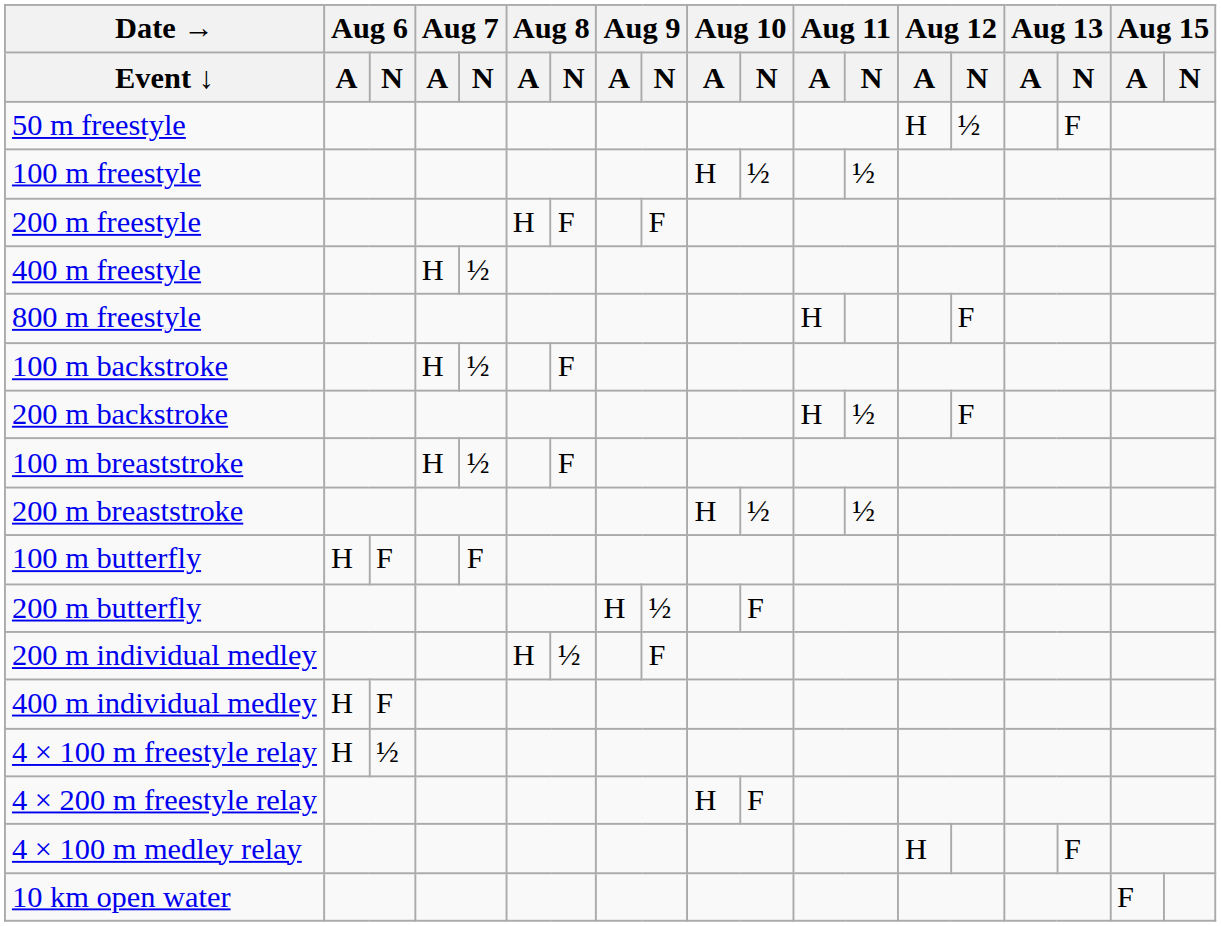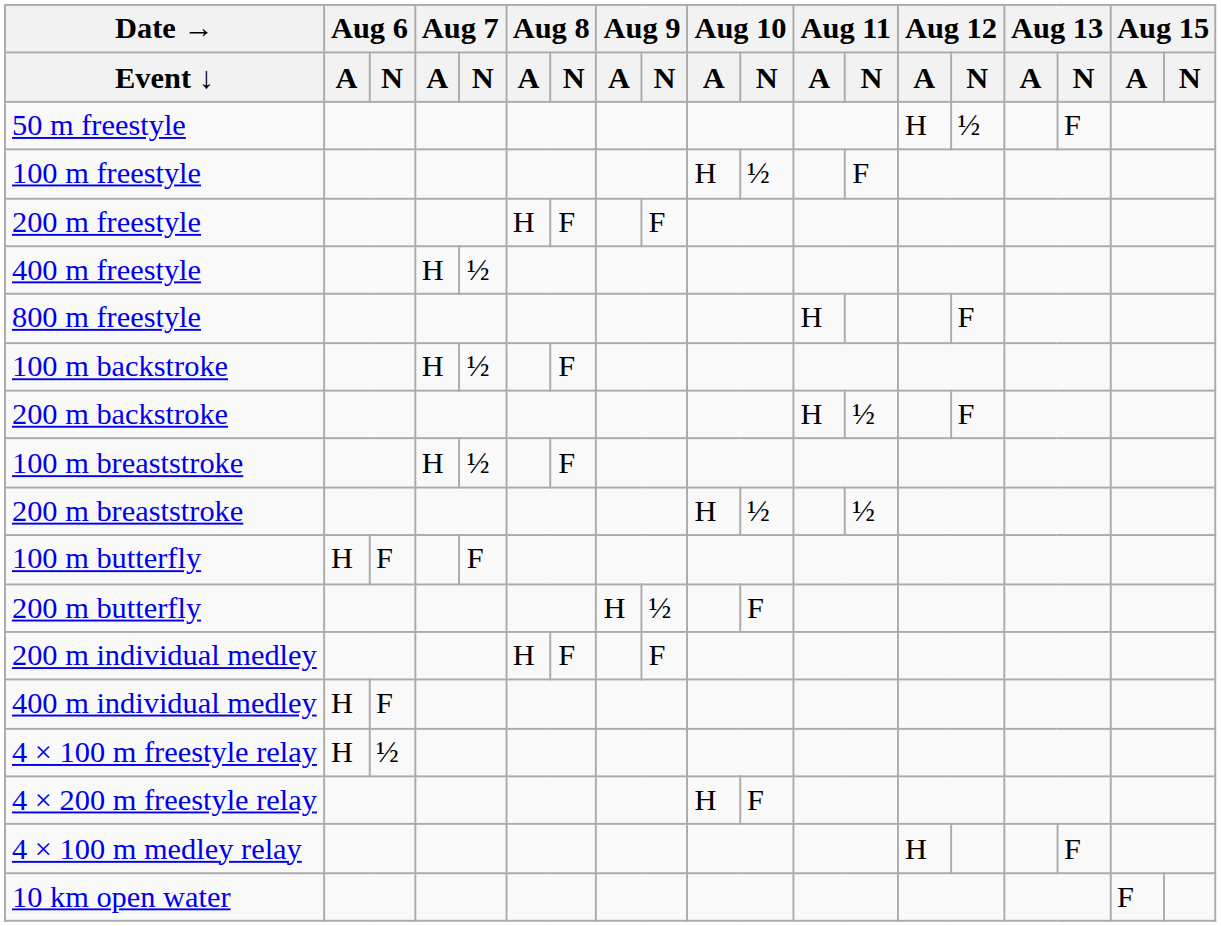(864, 173) ½ -> (861, 173) F
(569, 655) ½ -> (567, 655) F
